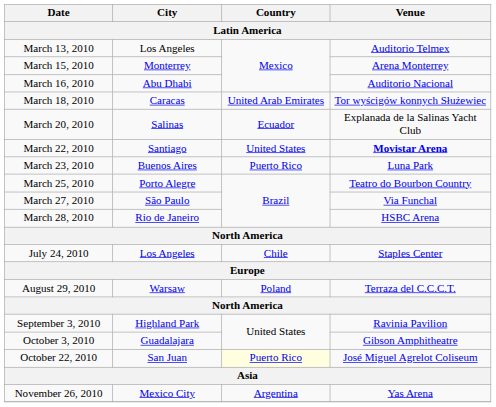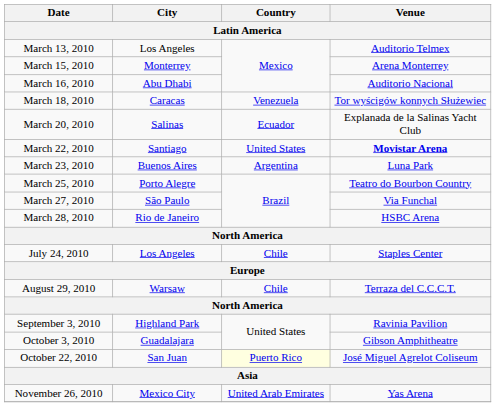(276, 100) United Arab Emirates -> (276, 100) Venezuela
(276, 165) Puerto Rico -> (276, 165) Argentina
(276, 288) Poland -> (276, 288) Chile
(276, 393) Argentina -> (276, 393) United Arab Emirates
